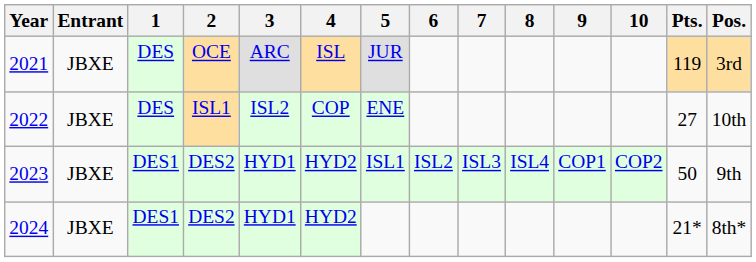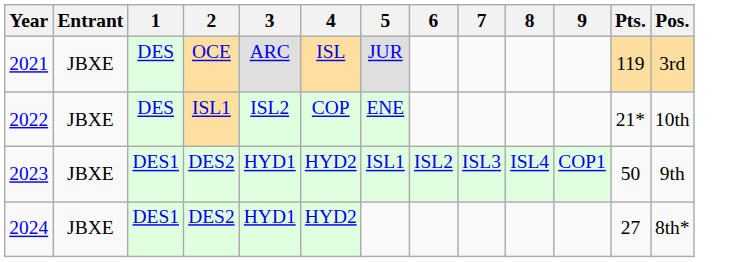- column: (639, 20)
(687, 118) 27 -> (630, 118) 21*
(687, 228) 21* -> (630, 228) 27
